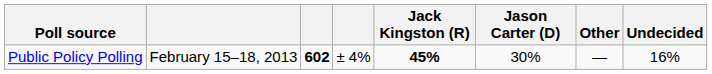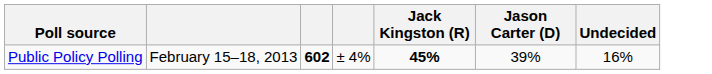- column: (599, 33)
(525, 57) 30% -> (525, 57) 39%
